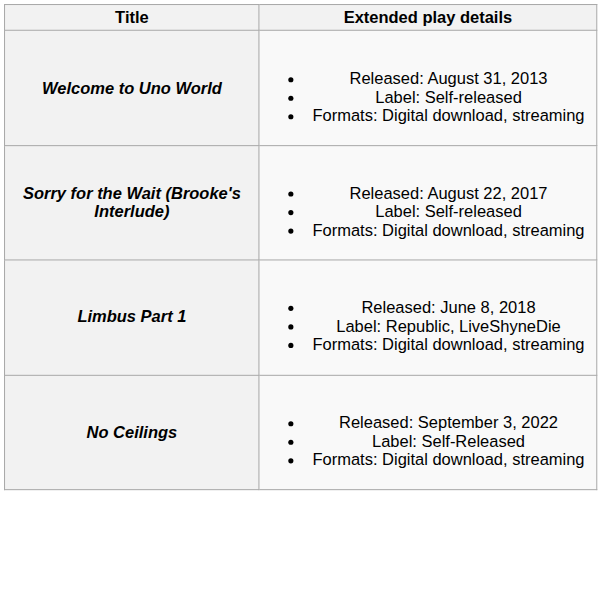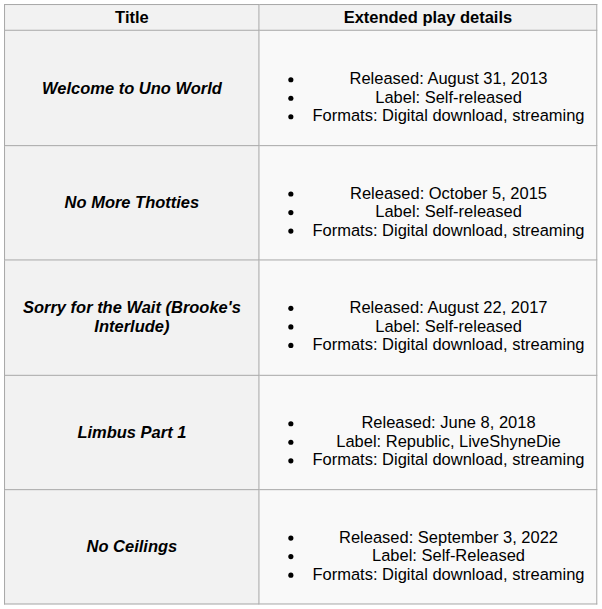+ row: (132, 202)
